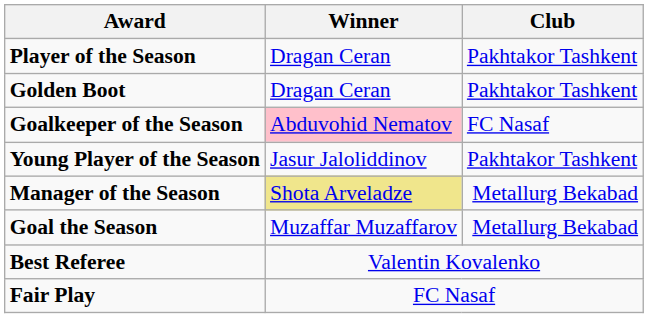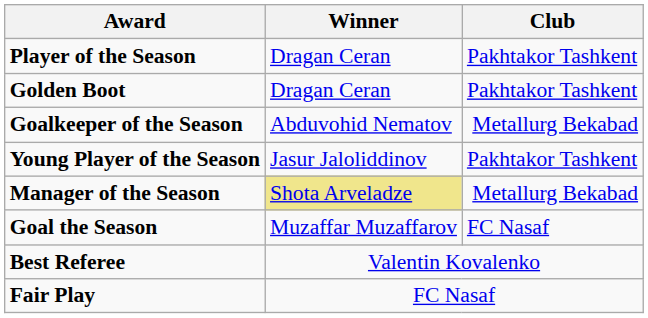(361, 124) pink background -> (361, 124) no background
(508, 124) FC Nasaf -> (552, 124) Metallurg Bekabad
(552, 227) Metallurg Bekabad -> (508, 227) FC Nasaf
